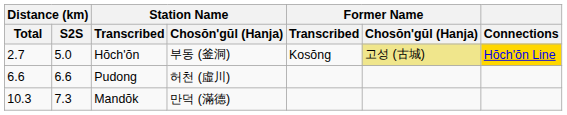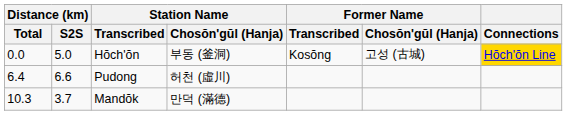(16, 55) 2.7 -> (16, 55) 0.0
(395, 55) khaki background -> (395, 55) no background
(16, 77) 6.6 -> (16, 77) 6.4
(63, 99) 7.3 -> (63, 99) 3.7
